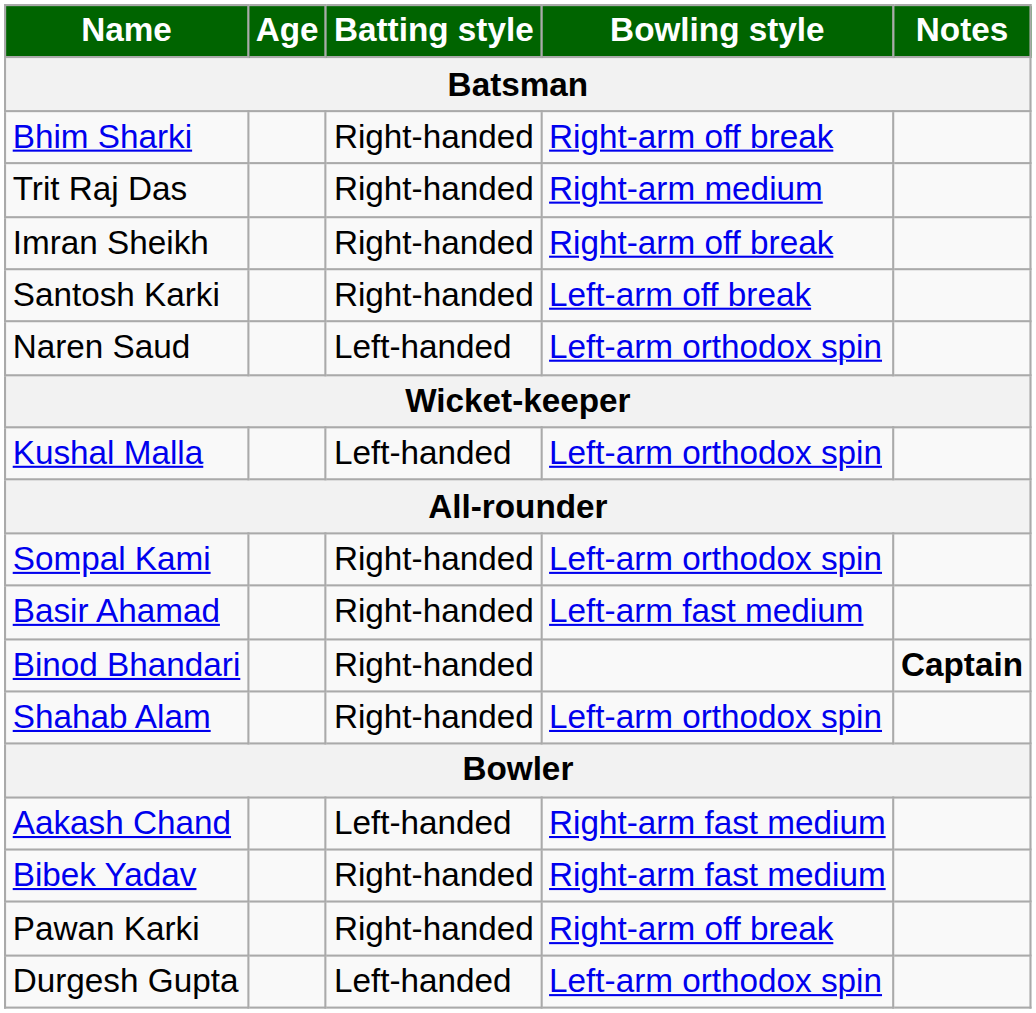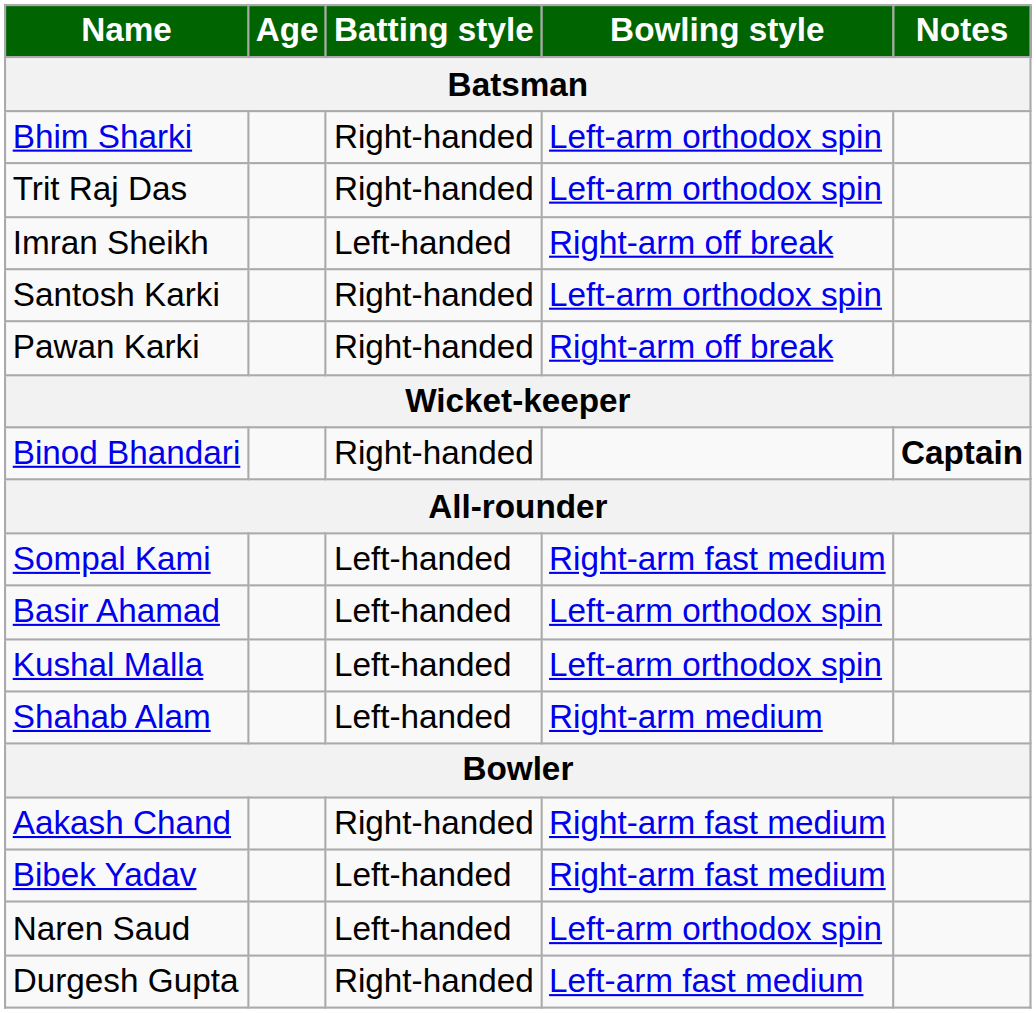(691, 136) Right-arm off break -> (716, 136) Left-arm orthodox spin
(686, 189) Right-arm medium -> (716, 189) Left-arm orthodox spin
(434, 242) Right-handed -> (423, 242) Left-handed
(680, 294) Left-arm off break -> (716, 294) Left-arm orthodox spin
rows swapped: (106, 928) <-> (102, 347)
rows swapped: (127, 664) <-> (108, 453)
(434, 558) Right-handed -> (423, 558) Left-handed
(716, 558) Left-arm orthodox spin -> (717, 558) Right-arm fast medium
(434, 611) Right-handed -> (423, 611) Left-handed
(706, 611) Left-arm fast medium -> (716, 611) Left-arm orthodox spin
(434, 717) Right-handed -> (423, 717) Left-handed
(716, 717) Left-arm orthodox spin -> (686, 717) Right-arm medium
(423, 822) Left-handed -> (434, 822) Right-handed
(434, 875) Right-handed -> (423, 875) Left-handed
(423, 980) Left-handed -> (434, 980) Right-handed
(716, 980) Left-arm orthodox spin -> (706, 980) Left-arm fast medium
